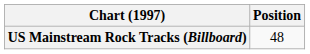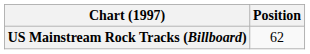(277, 37) 48 -> (277, 37) 62
